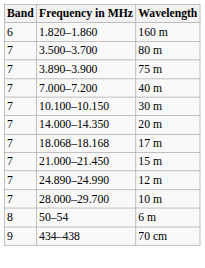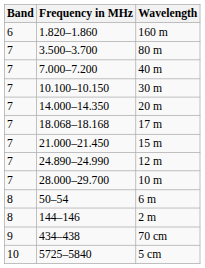- row: (68, 69)
+ row: (60, 217)
+ row: (65, 254)
